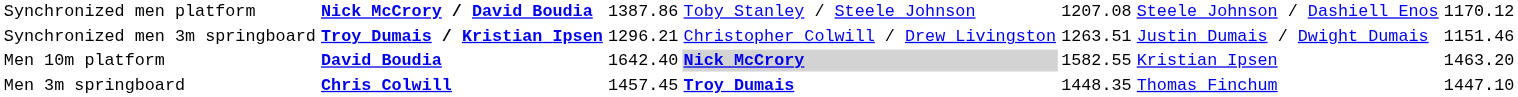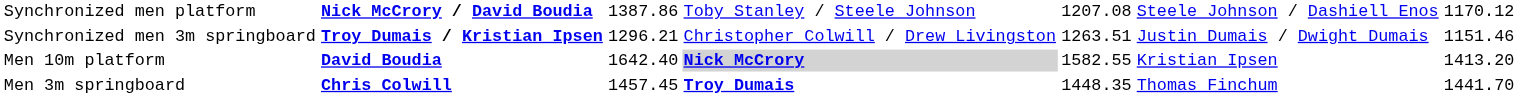(1479, 61) 1463.20 -> (1479, 61) 1413.20
(1479, 85) 1447.10 -> (1479, 85) 1441.70
